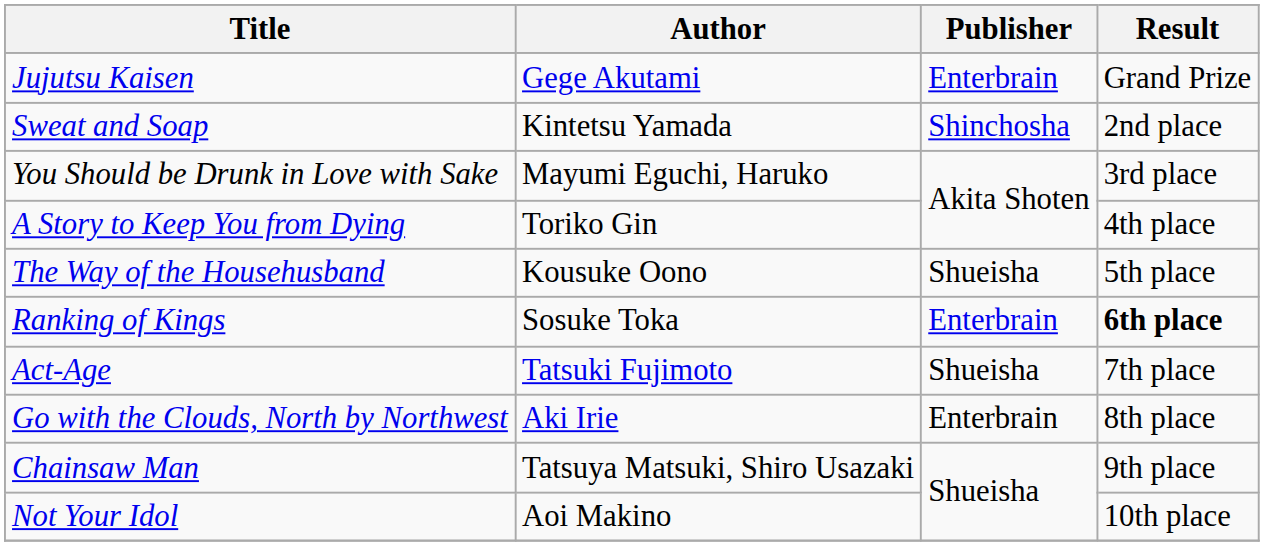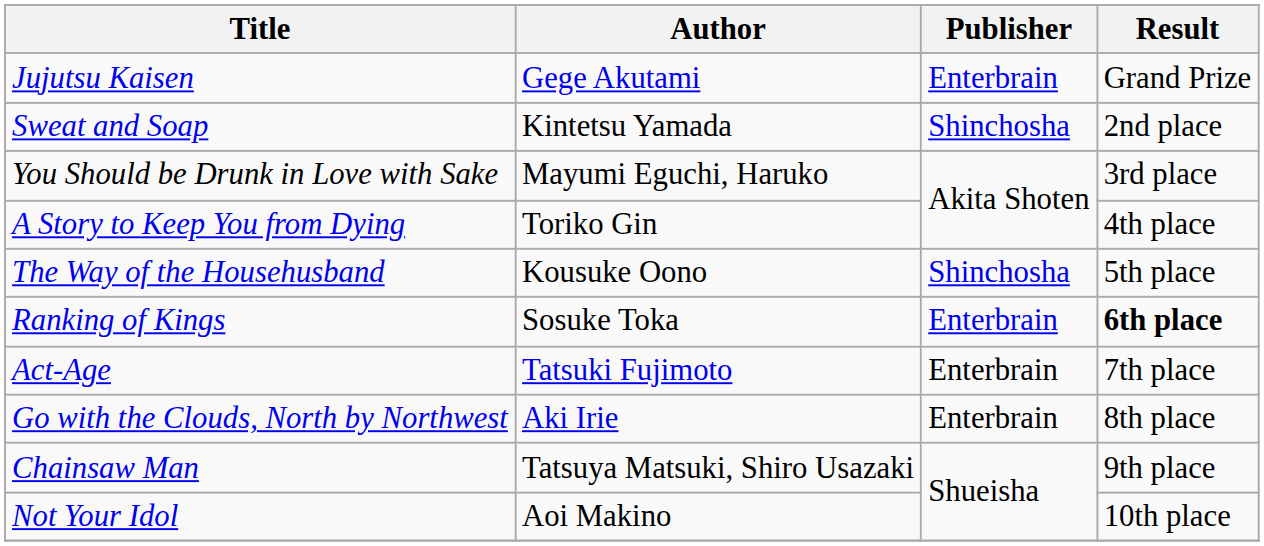(984, 272) Shueisha -> (999, 272) Shinchosha
(984, 369) Shueisha -> (993, 369) Enterbrain
